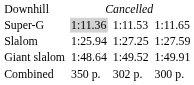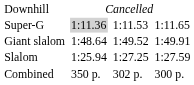rows swapped: (35, 57) <-> (21, 41)
